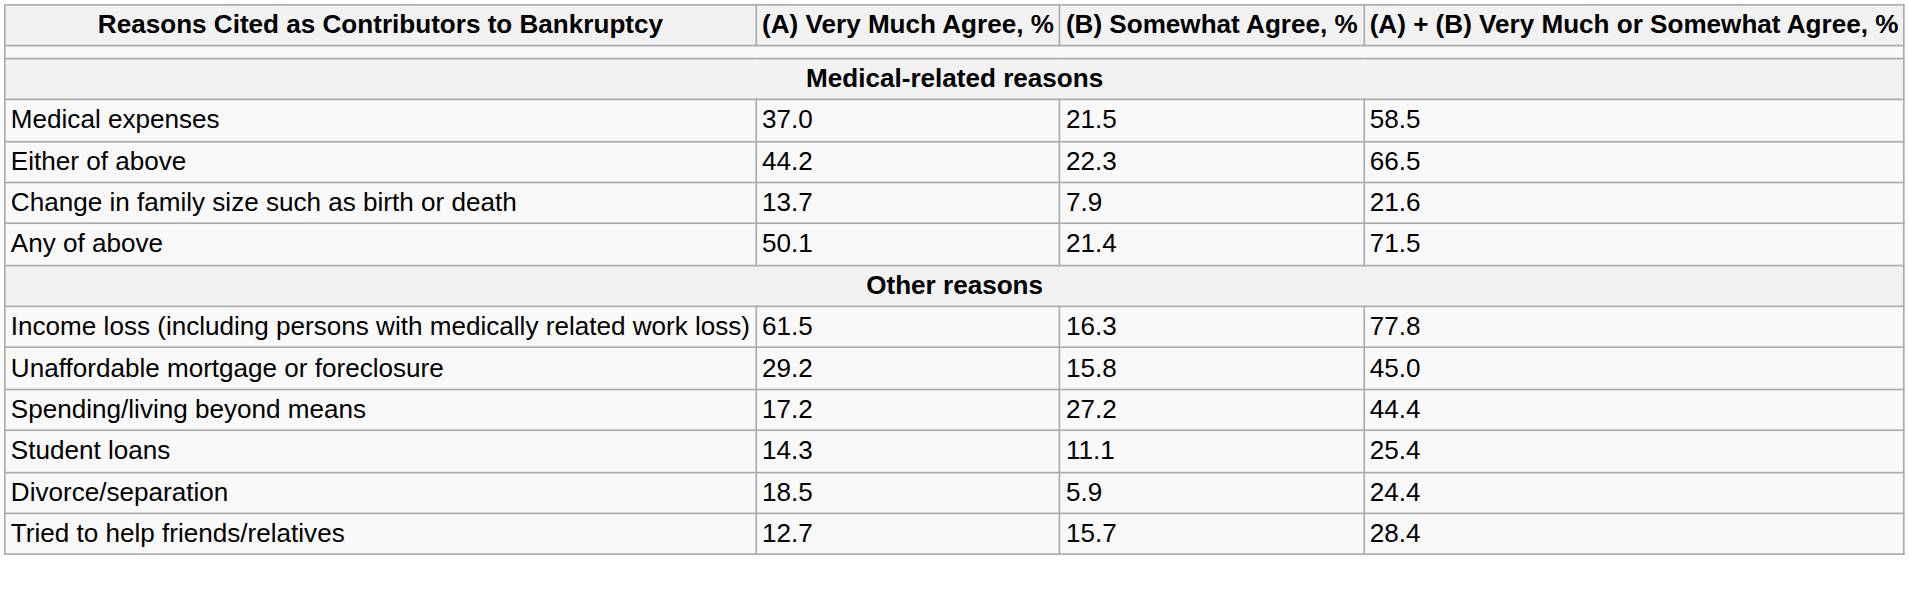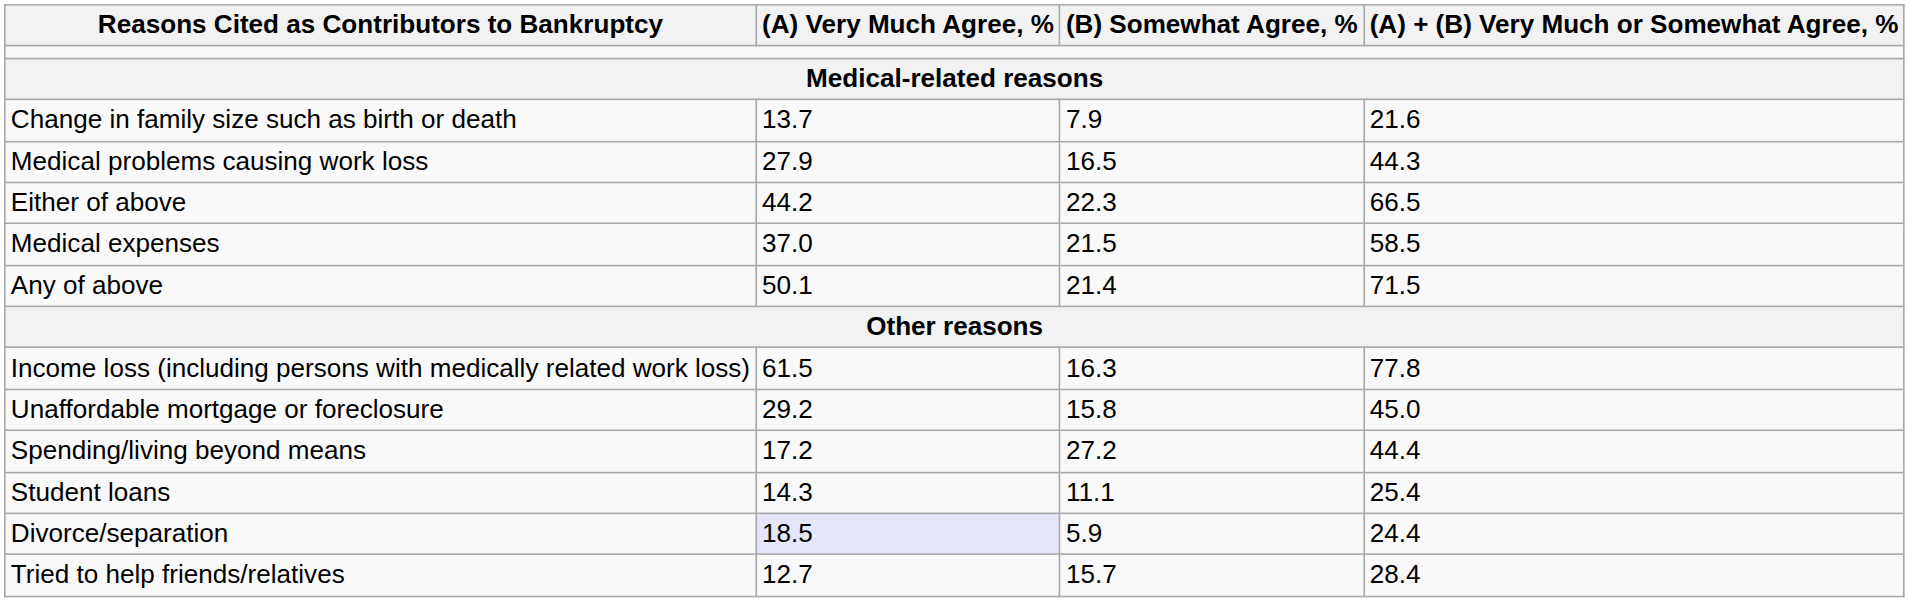rows swapped: (115, 119) <-> (264, 202)
+ row: (220, 161)
(787, 492) no background -> (787, 533) lavender background
